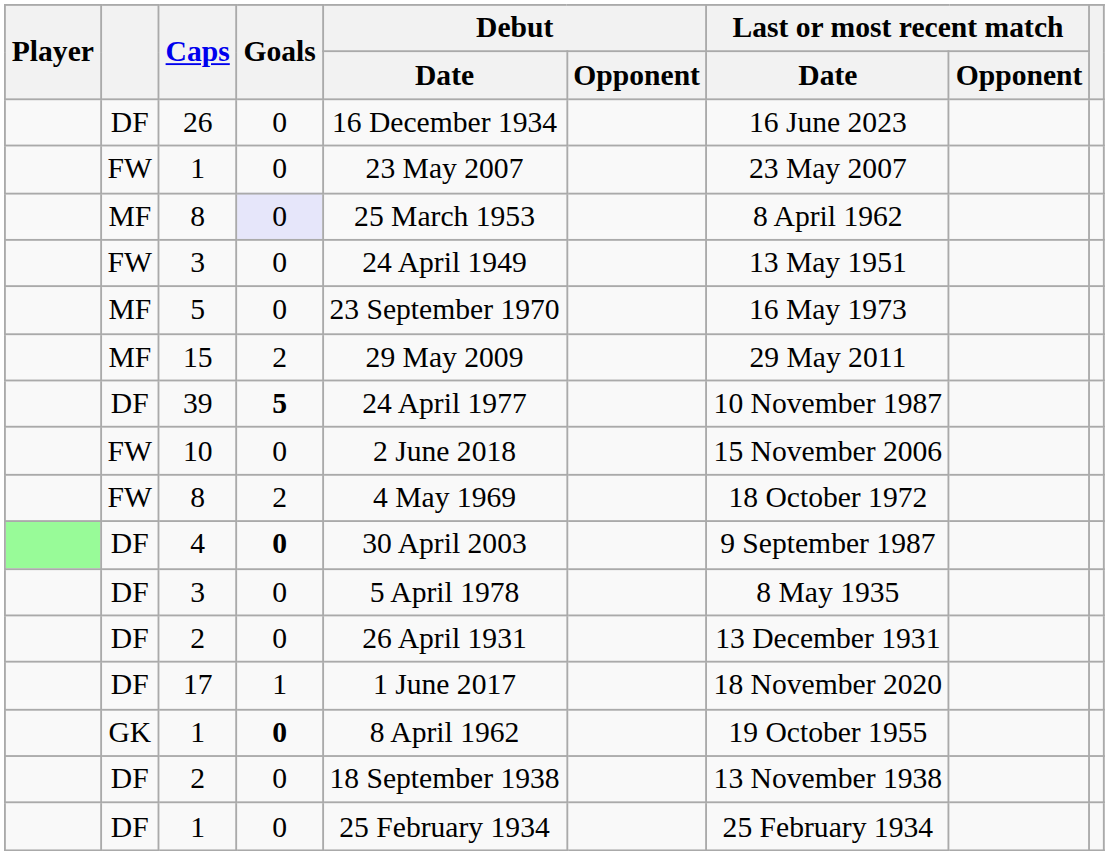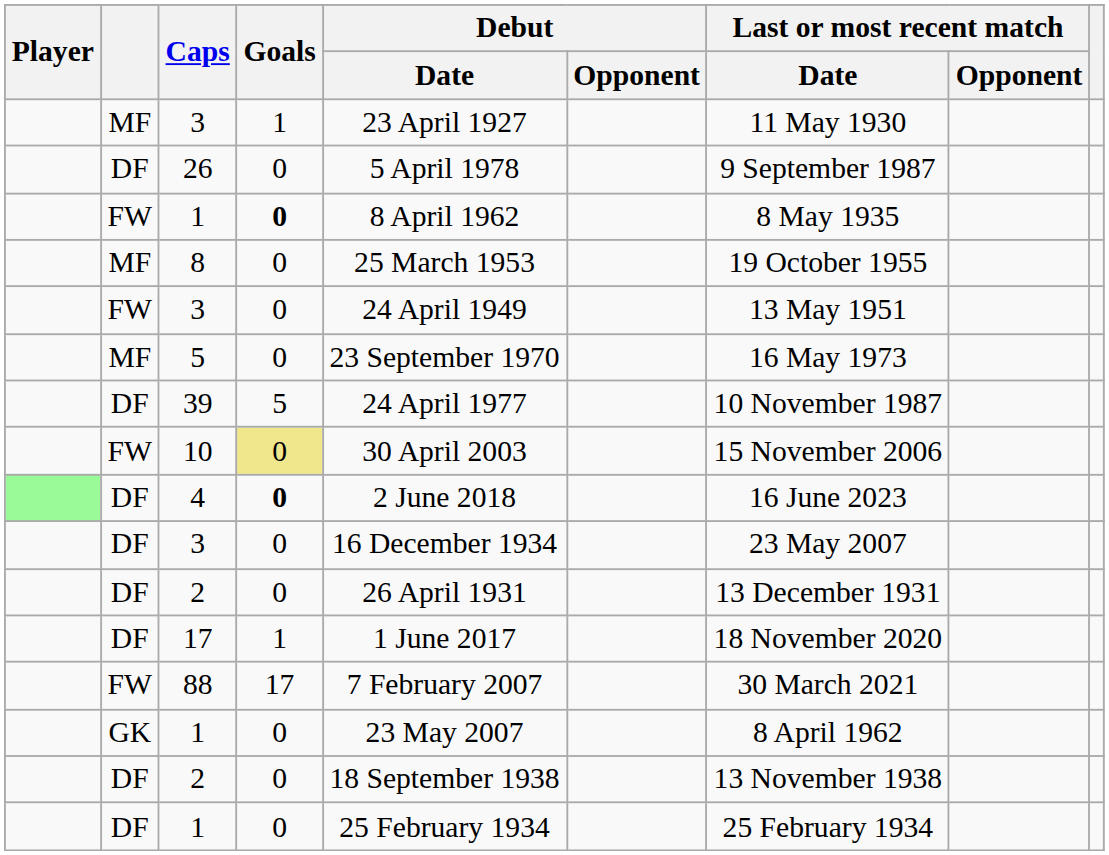+ row: (130, 121)
(445, 121) 16 December 1934 -> (445, 168) 5 April 1978
(828, 121) 16 June 2023 -> (828, 168) 9 September 1987
(280, 168) normal -> (280, 215) bold
(445, 168) 23 May 2007 -> (445, 215) 8 April 1962
(828, 168) 23 May 2007 -> (828, 215) 8 May 1935
(280, 215) lavender background -> (280, 262) no background
(828, 215) 8 April 1962 -> (828, 262) 19 October 1955
- row: (130, 356)
(280, 403) bold -> (280, 403) normal
(280, 450) no background -> (280, 450) khaki background
(445, 450) 2 June 2018 -> (445, 450) 30 April 2003
- row: (130, 497)
(445, 544) 30 April 2003 -> (445, 497) 2 June 2018
(828, 544) 9 September 1987 -> (828, 497) 16 June 2023
(445, 591) 5 April 1978 -> (445, 544) 16 December 1934
(828, 591) 8 May 1935 -> (828, 544) 23 May 2007
+ row: (130, 685)
(280, 732) bold -> (280, 732) normal
(445, 732) 8 April 1962 -> (445, 732) 23 May 2007
(828, 732) 19 October 1955 -> (828, 732) 8 April 1962
